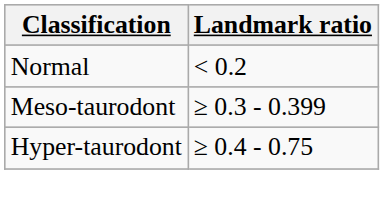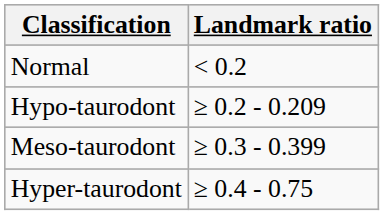+ row: (93, 106)
